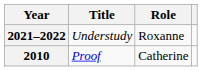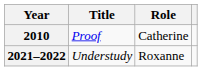rows swapped: (37, 55) <-> (37, 35)
